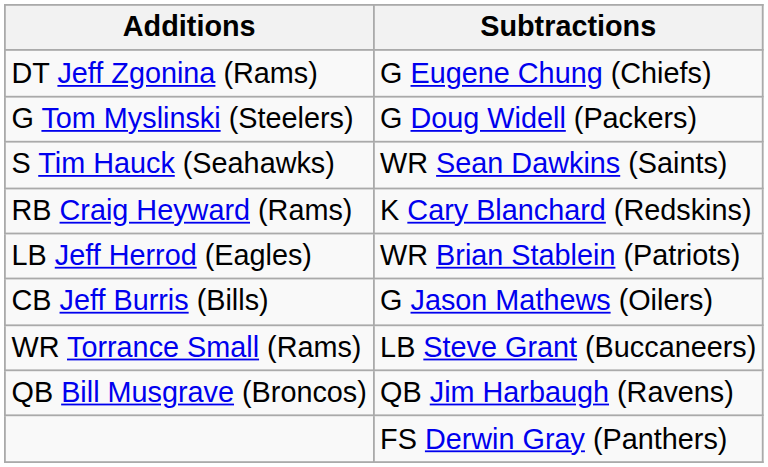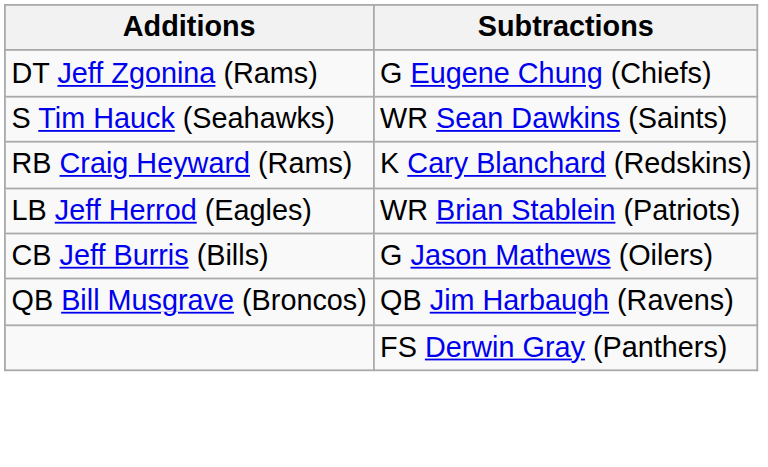- row: (183, 118)
- row: (187, 347)
